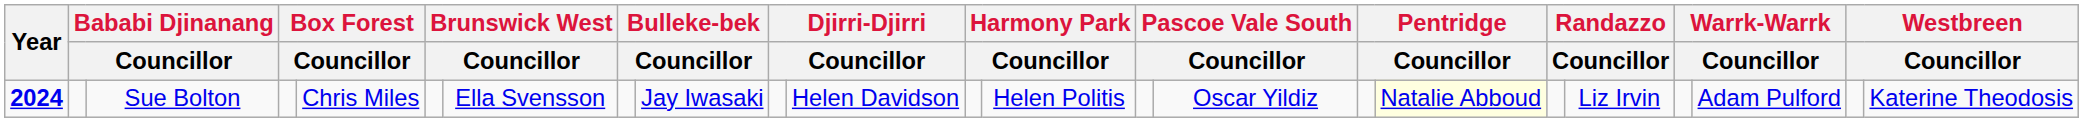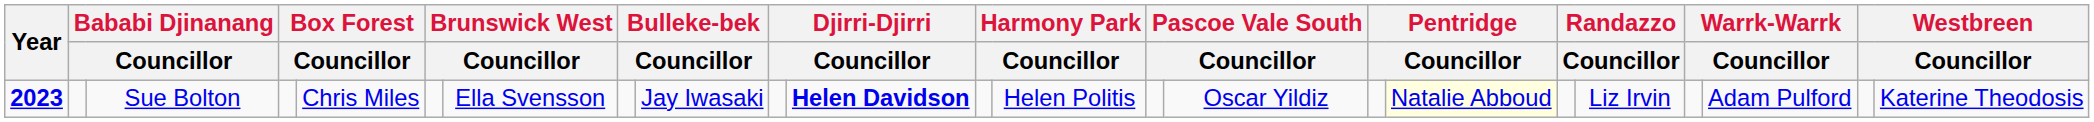(37, 98) 2024 -> (37, 98) 2023
(876, 98) normal -> (881, 98) bold
